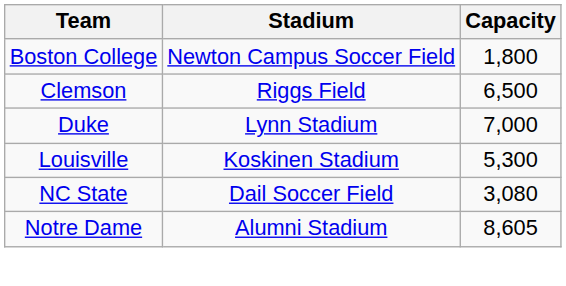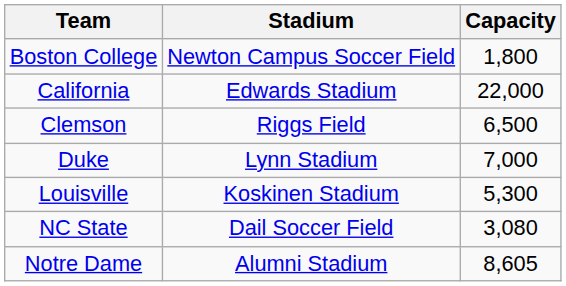+ row: (83, 90)
